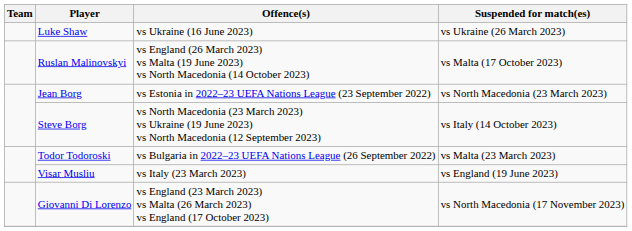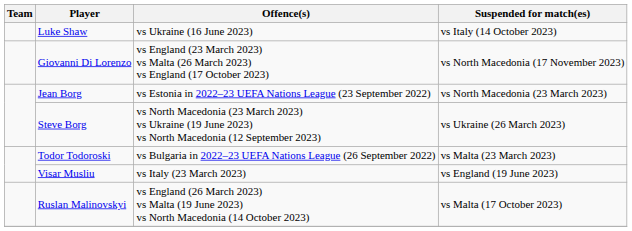(503, 31) vs Ukraine (26 March 2023) -> (499, 31) vs Italy (14 October 2023)
rows swapped: (85, 204) <-> (82, 62)
(499, 124) vs Italy (14 October 2023) -> (503, 124) vs Ukraine (26 March 2023)
